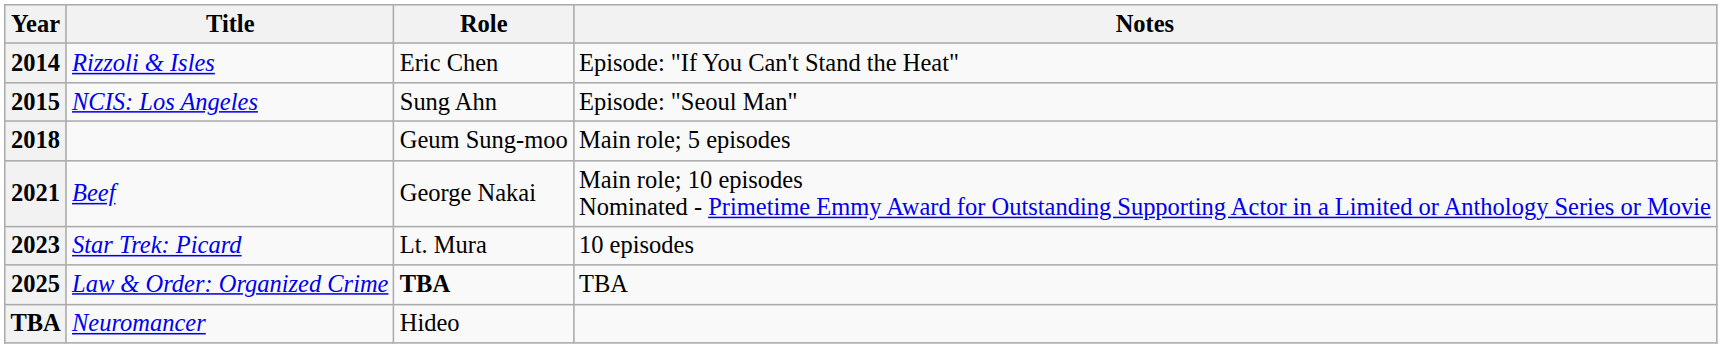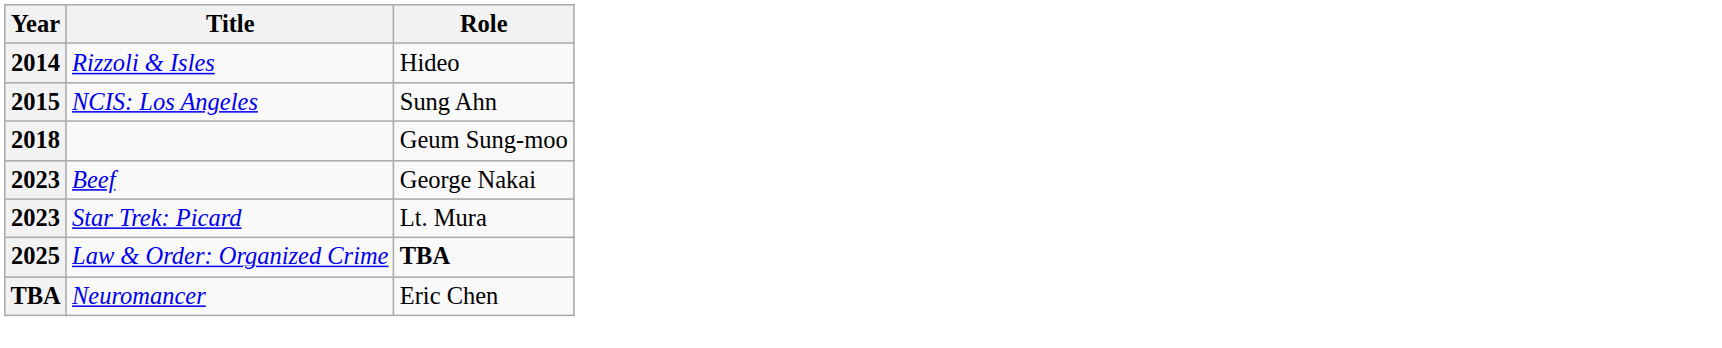- column: (1145, 23)
(449, 62) Eric Chen -> (430, 62) Hideo
(36, 192) 2021 -> (36, 179) 2023
(430, 323) Hideo -> (449, 295) Eric Chen
